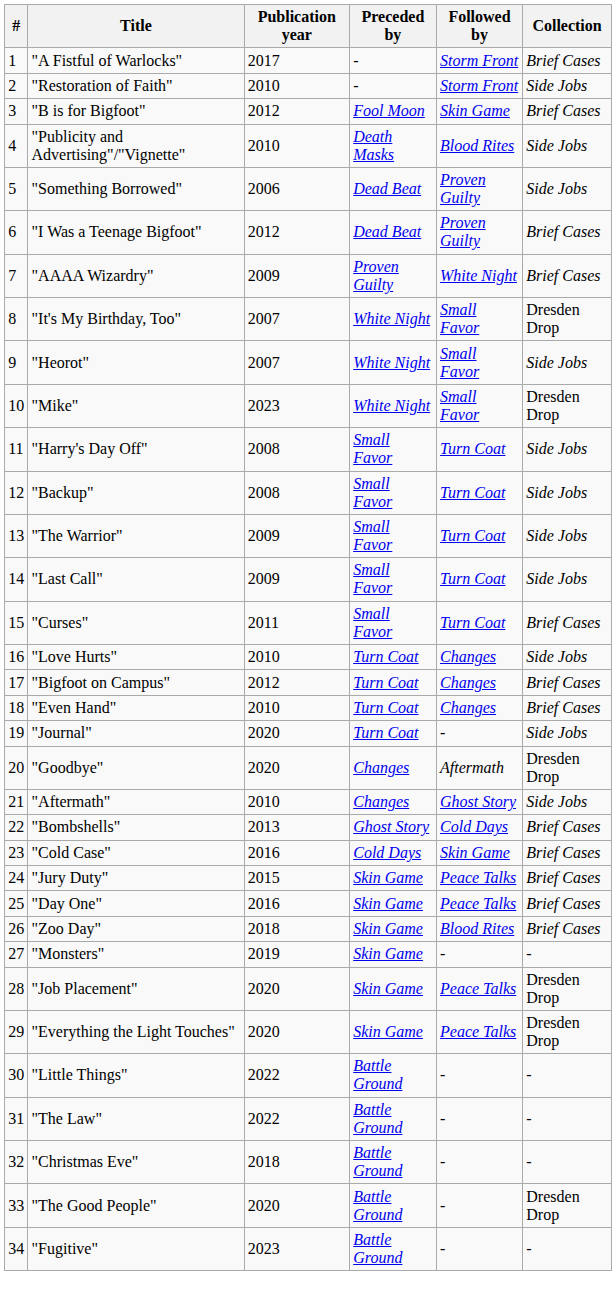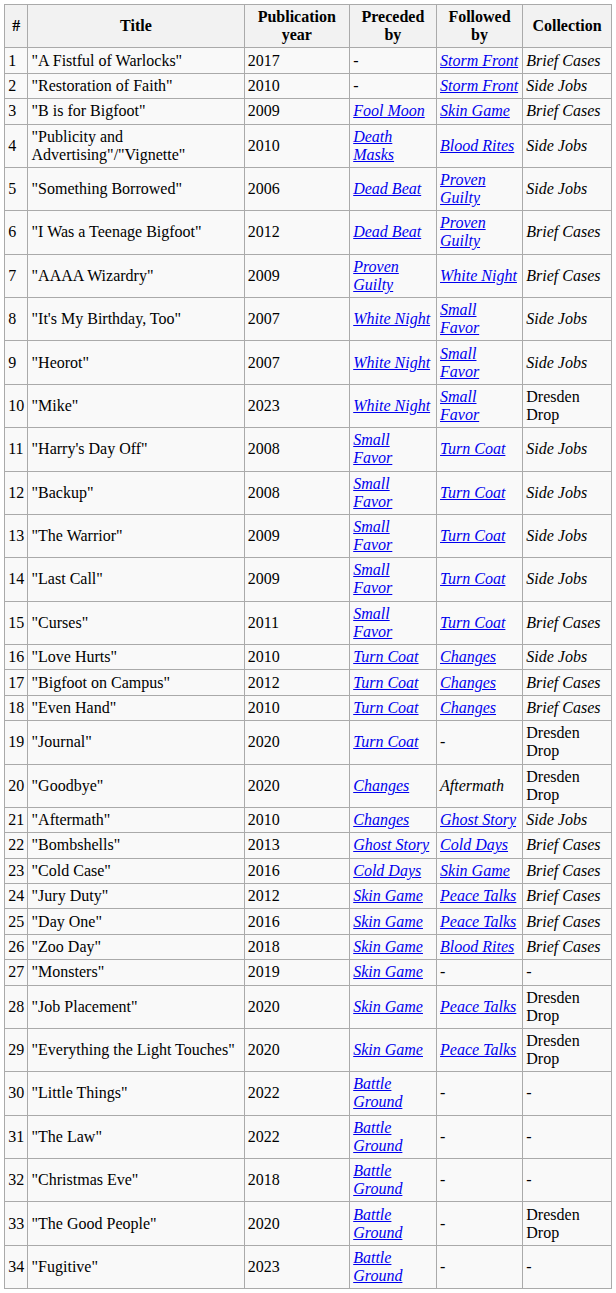(264, 111) 2012 -> (264, 111) 2009
(553, 319) Dresden Drop -> (557, 319) Side Jobs
(557, 733) Side Jobs -> (553, 742) Dresden Drop
(264, 878) 2015 -> (264, 896) 2012
